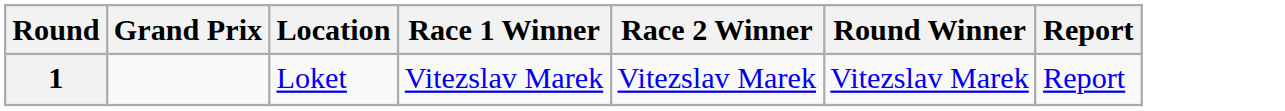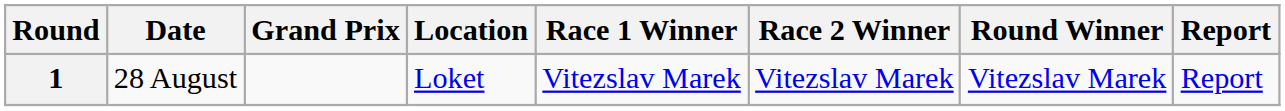+ column: (175, 28)
